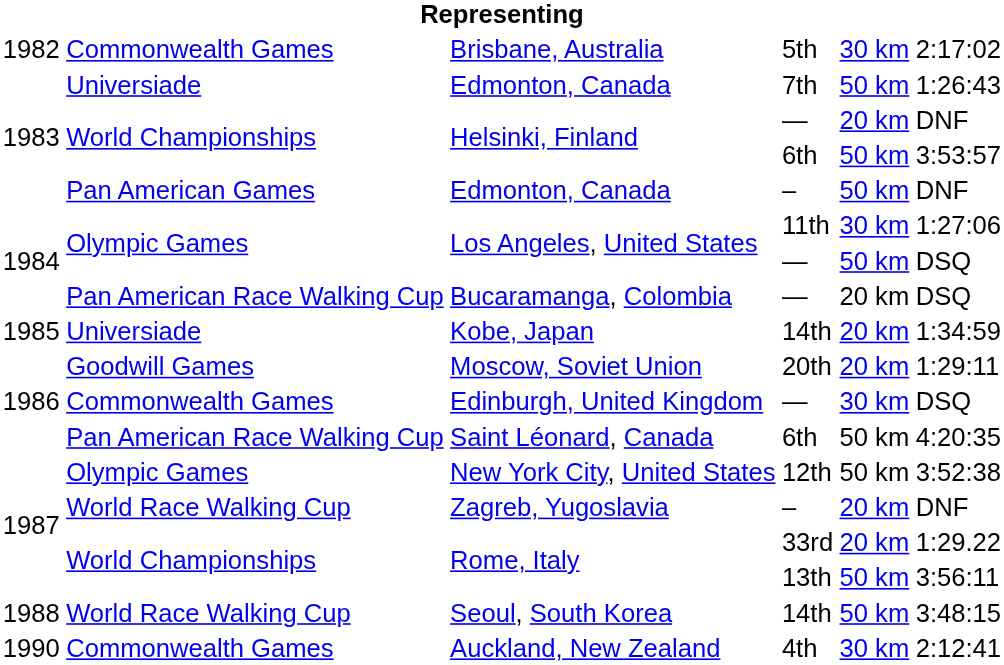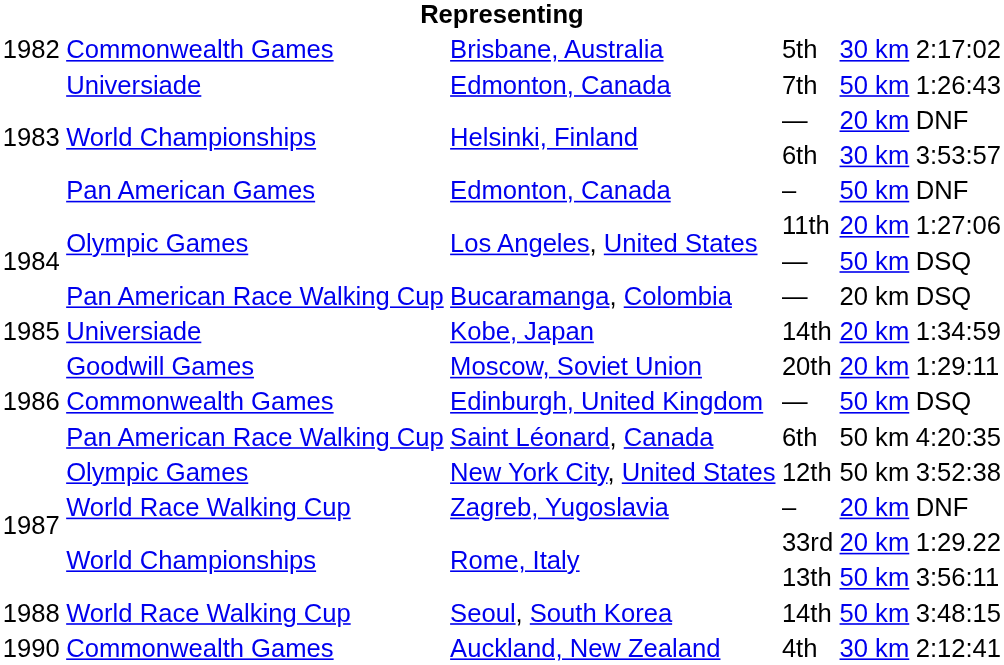(874, 155) 50 km -> (874, 155) 30 km
(874, 226) 30 km -> (874, 226) 20 km
(874, 402) 30 km -> (874, 402) 50 km
